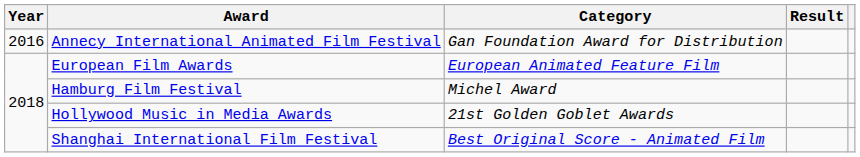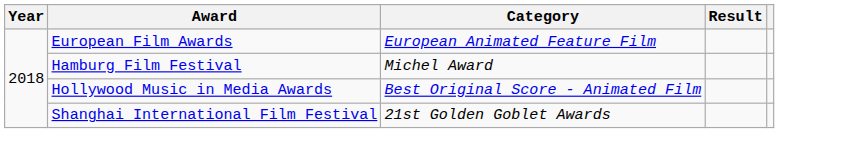- row: (246, 41)
(561, 115) 21st Golden Goblet Awards -> (543, 91) Best Original Score - Animated Film
(606, 140) Best Original Score - Animated Film -> (498, 115) 21st Golden Goblet Awards
